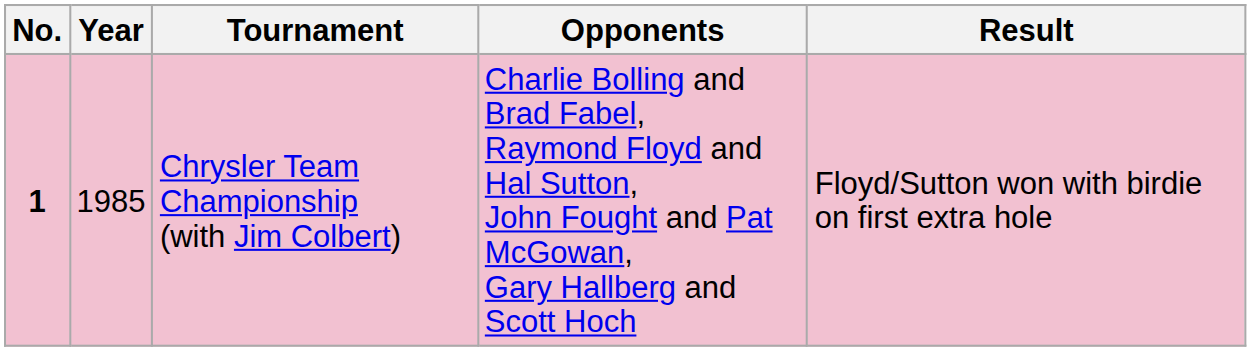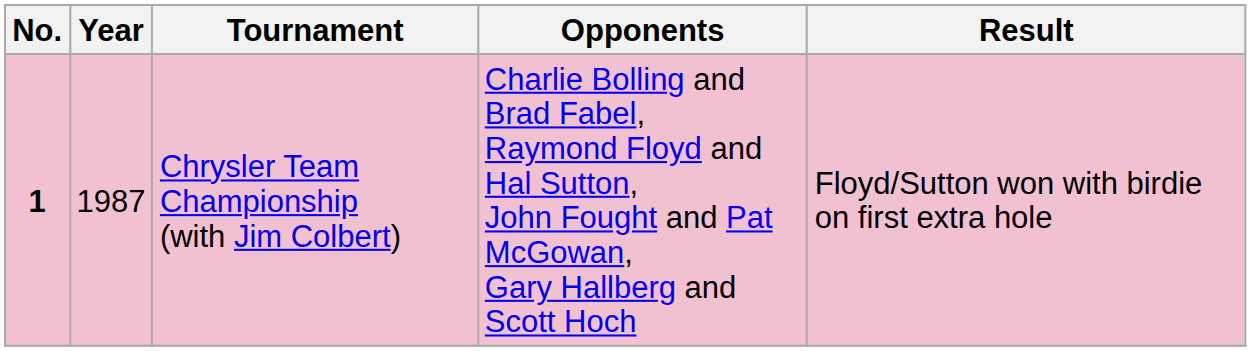(111, 200) 1985 -> (111, 200) 1987
